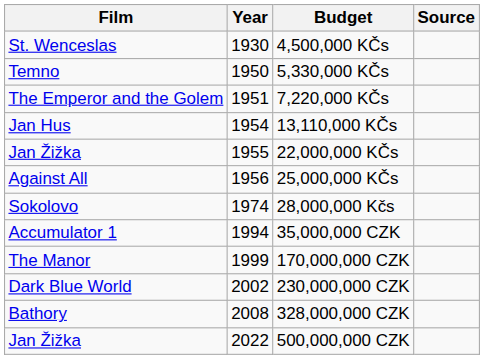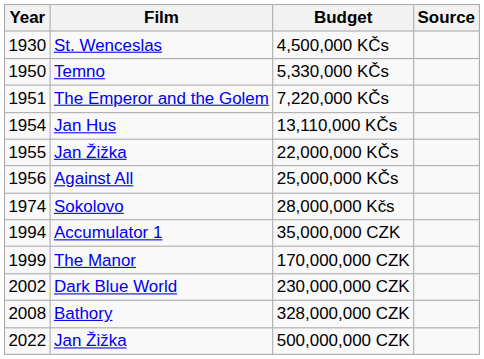columns swapped: (250, 17) <-> (116, 17)
